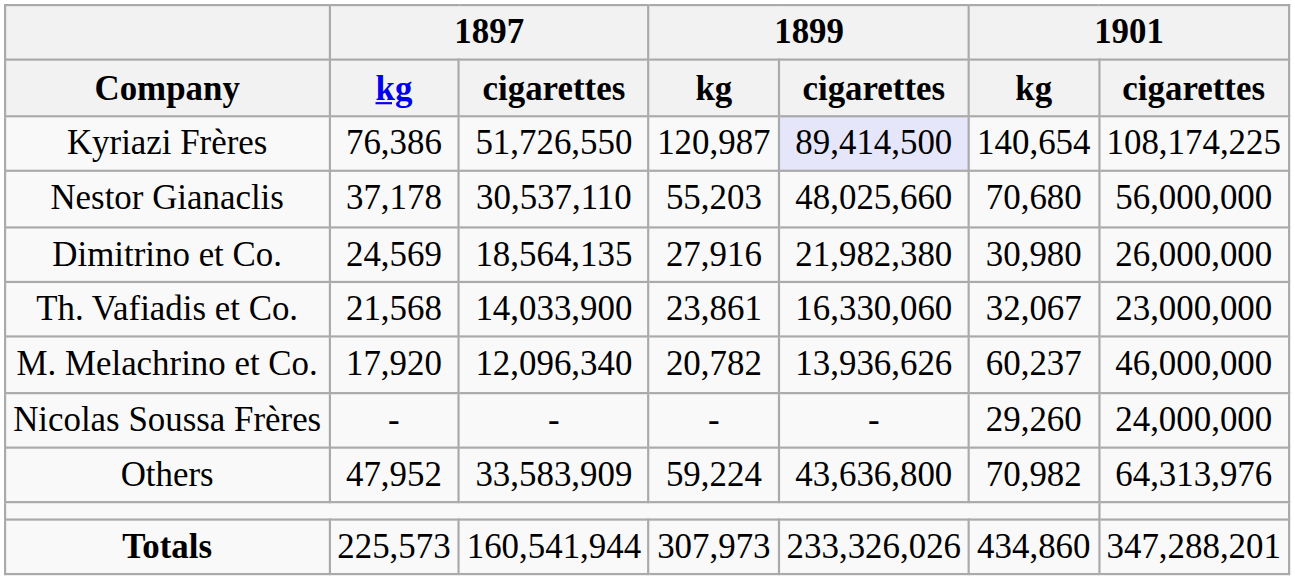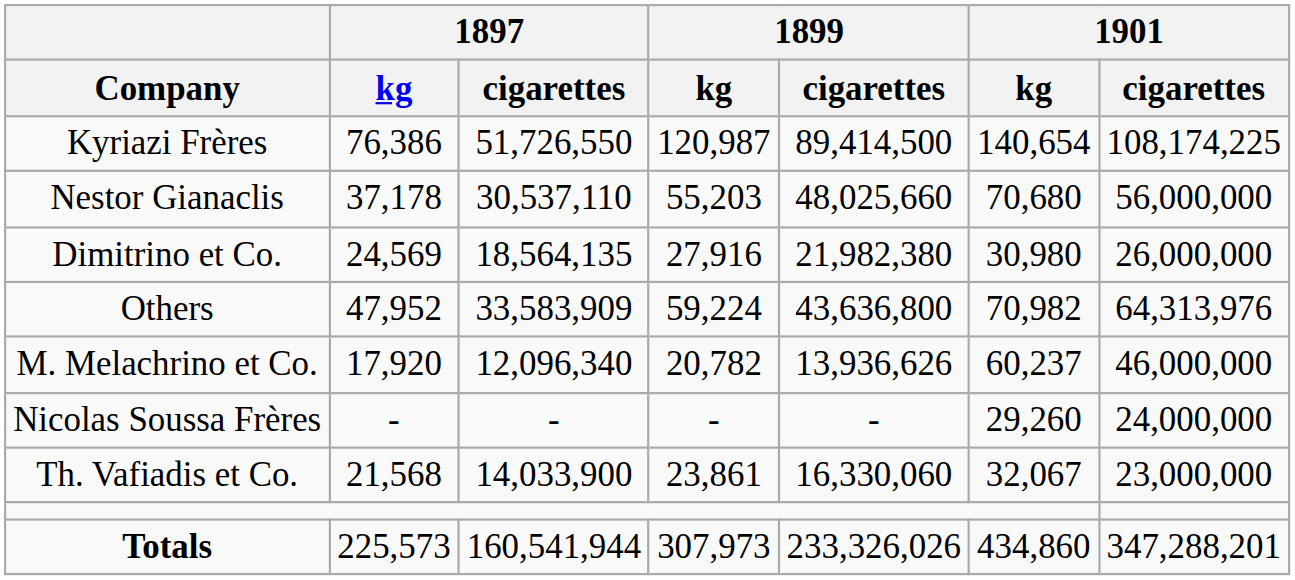(874, 142) lavender background -> (874, 142) no background
rows swapped: (167, 308) <-> (167, 474)
